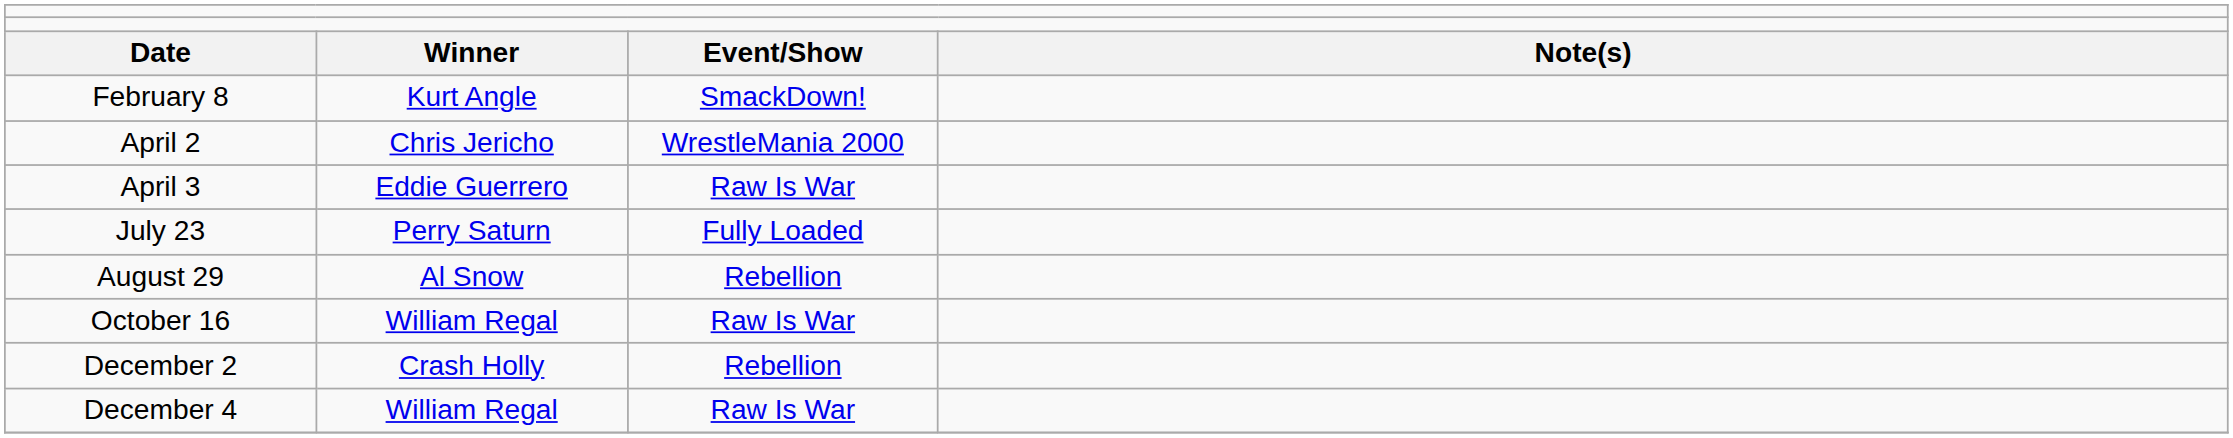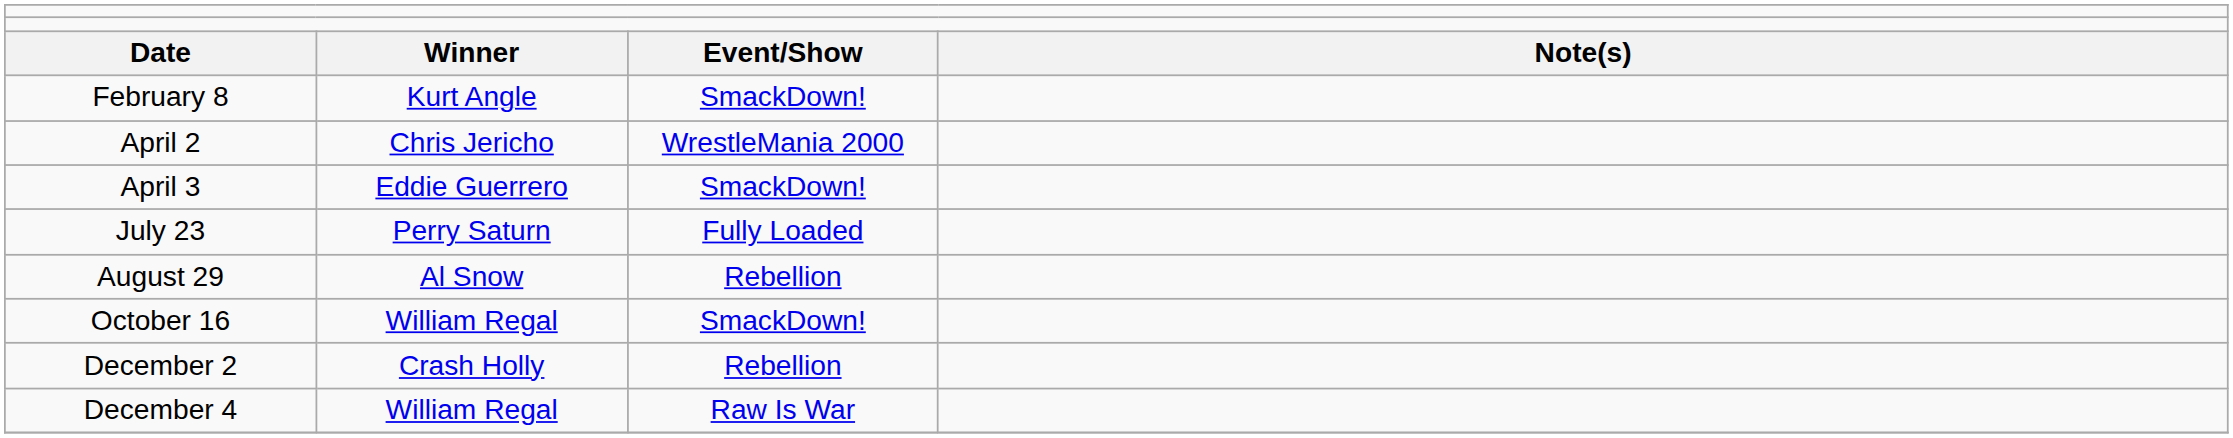(783, 186) Raw Is War -> (783, 186) SmackDown!
(783, 320) Raw Is War -> (783, 320) SmackDown!
